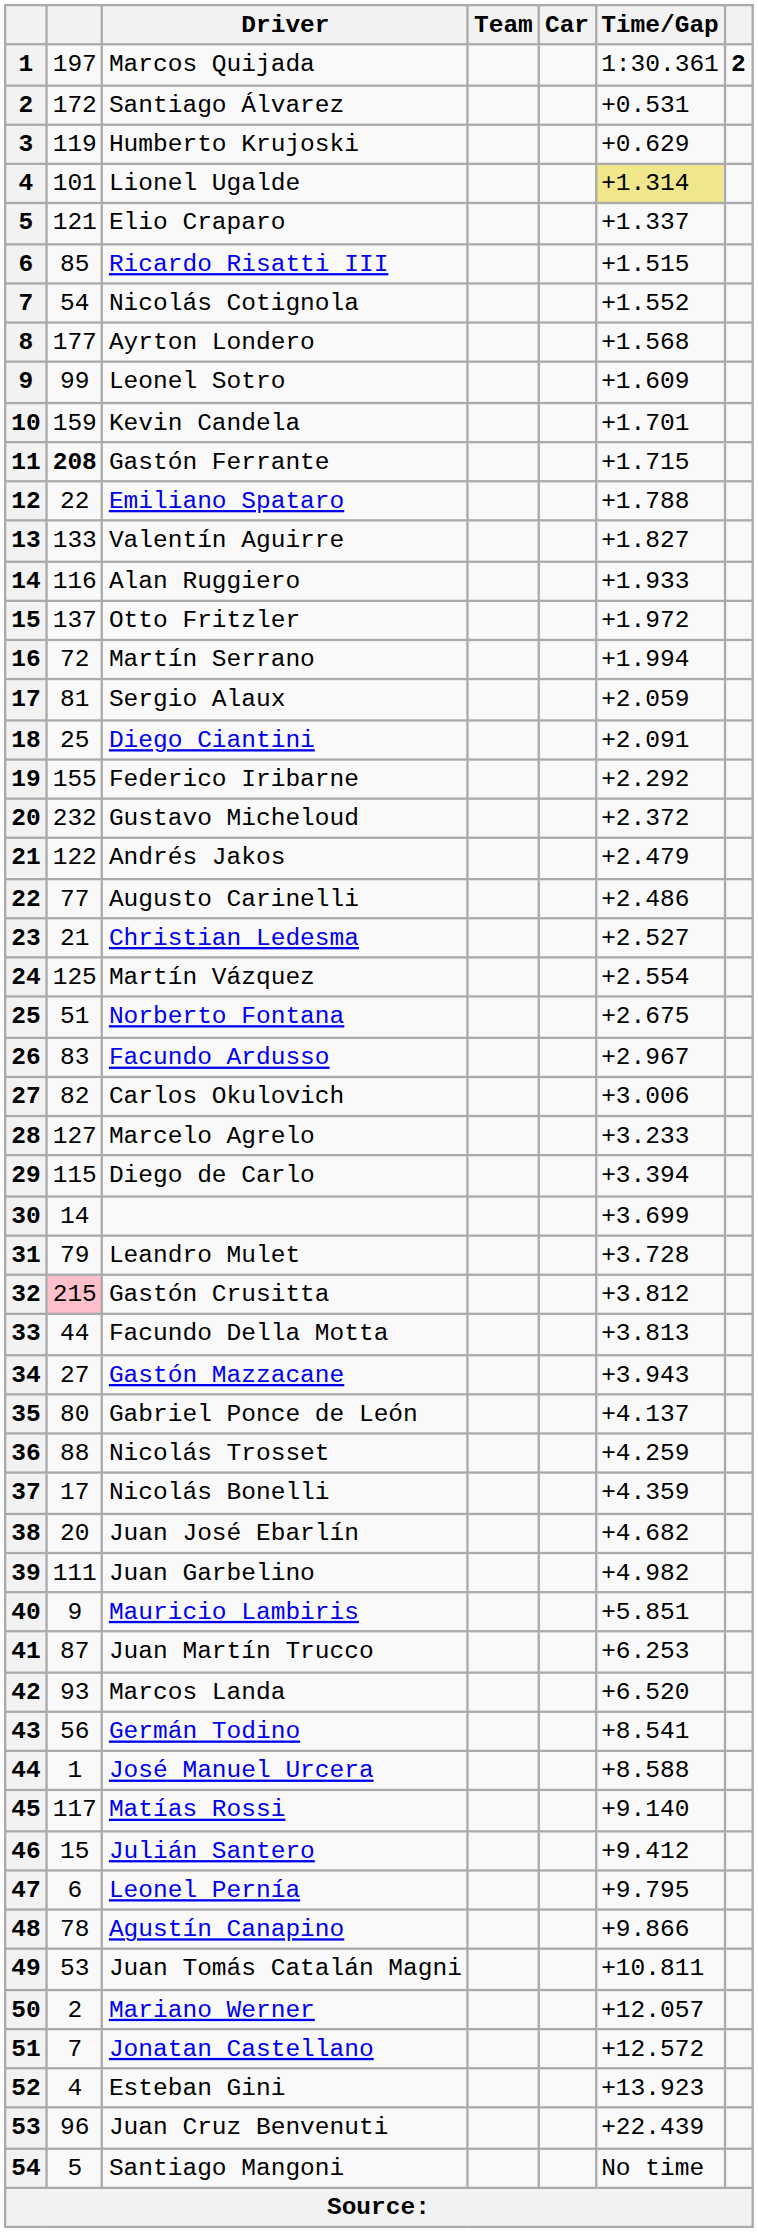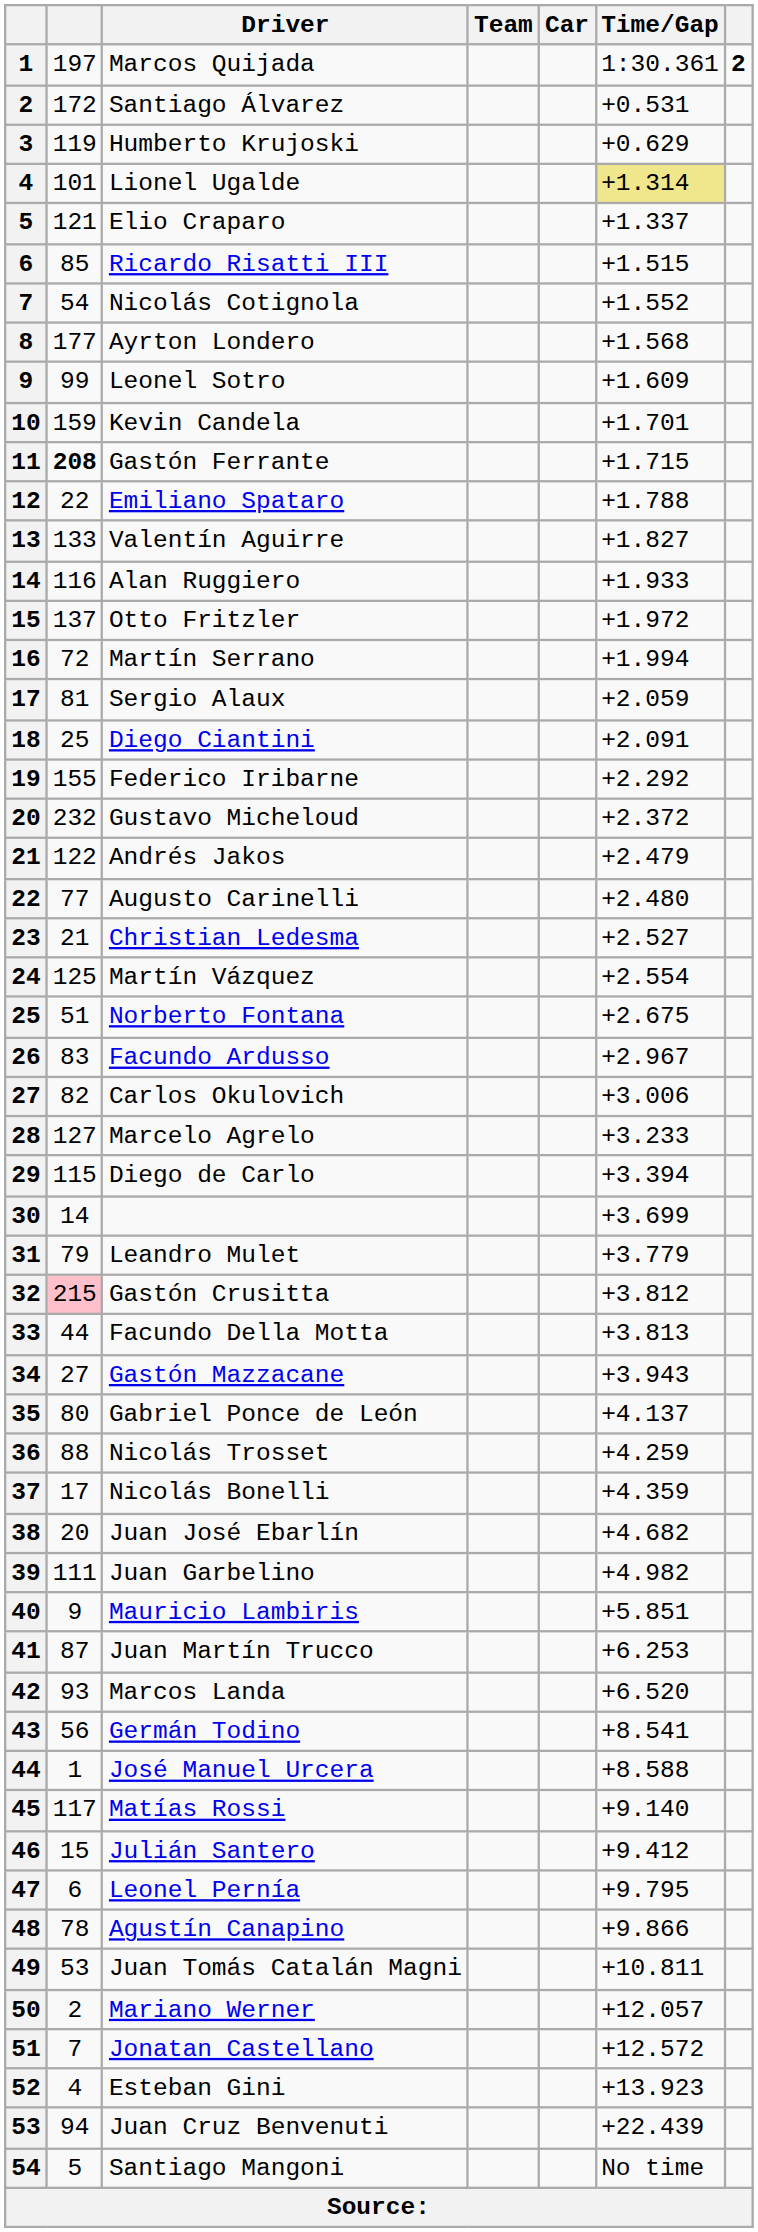(645, 897) +2.486 -> (645, 897) +2.480
(645, 1255) +3.728 -> (645, 1255) +3.779
(75, 2127) 96 -> (75, 2127) 94
